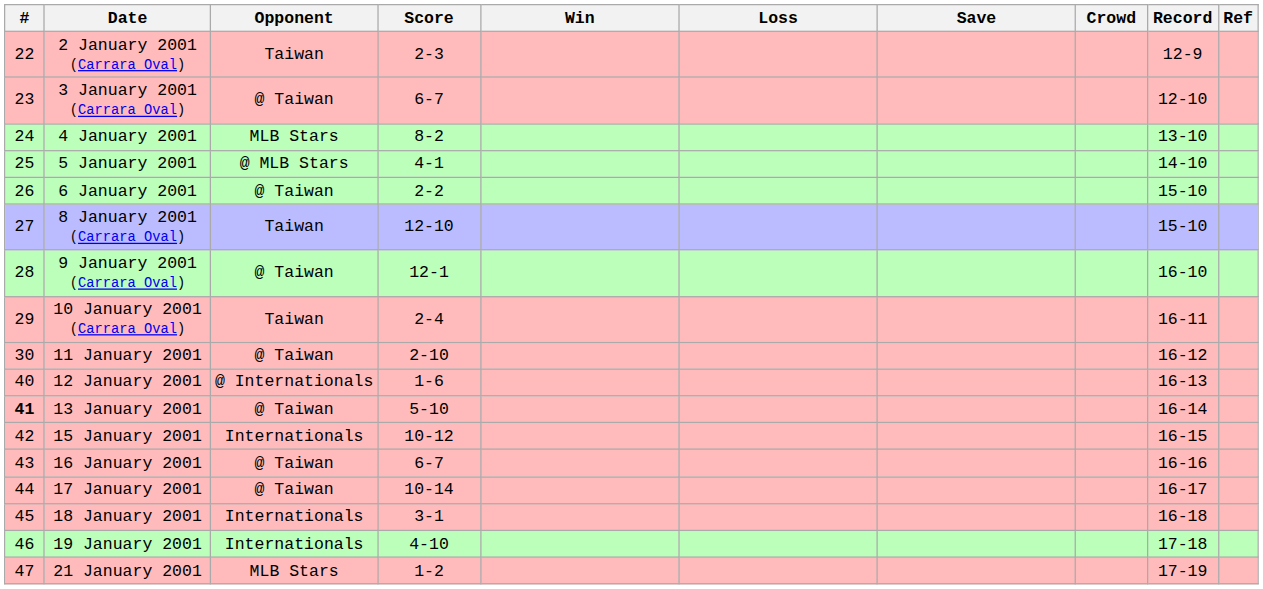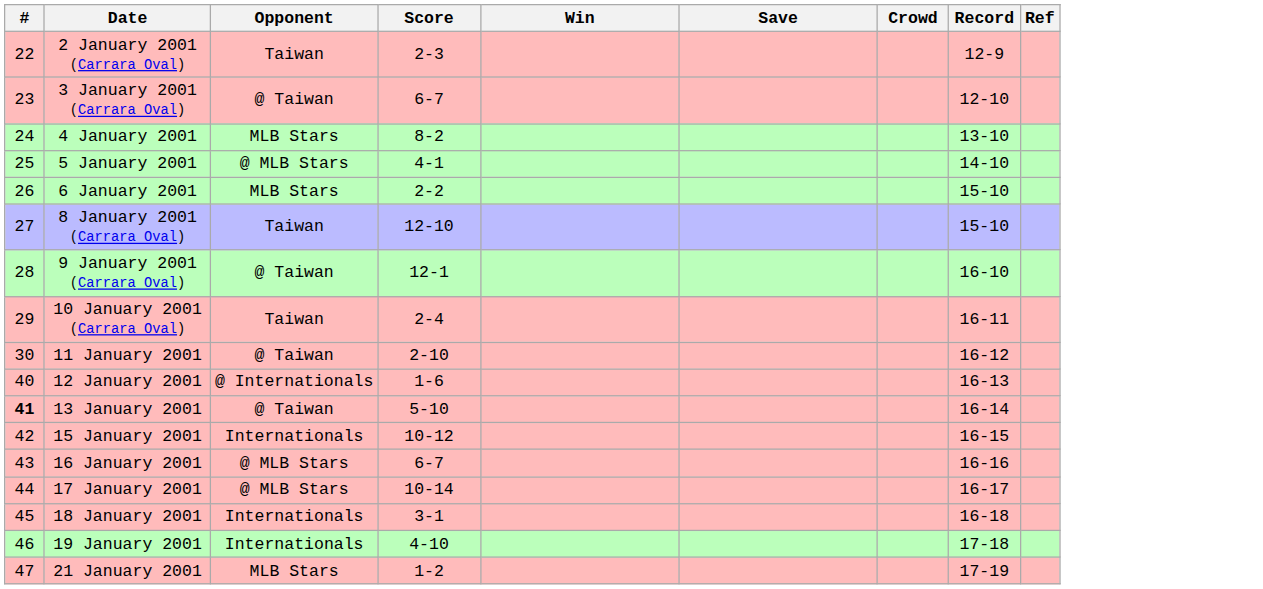- column: (778, 18)
(294, 191) @ Taiwan -> (294, 191) MLB Stars
(294, 463) @ Taiwan -> (294, 463) @ MLB Stars
(294, 490) @ Taiwan -> (294, 490) @ MLB Stars
